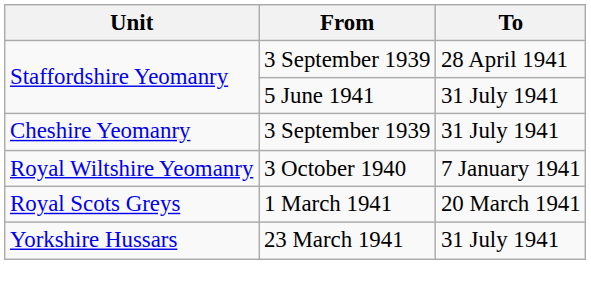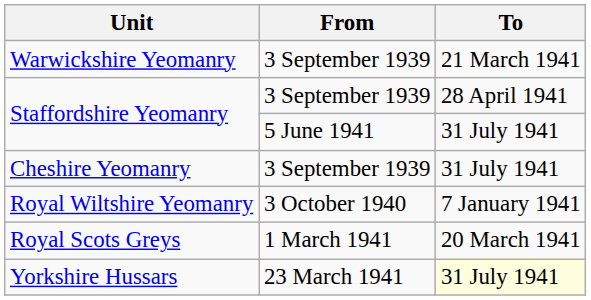+ row: (123, 58)
(500, 240) no background -> (500, 276) lightyellow background
